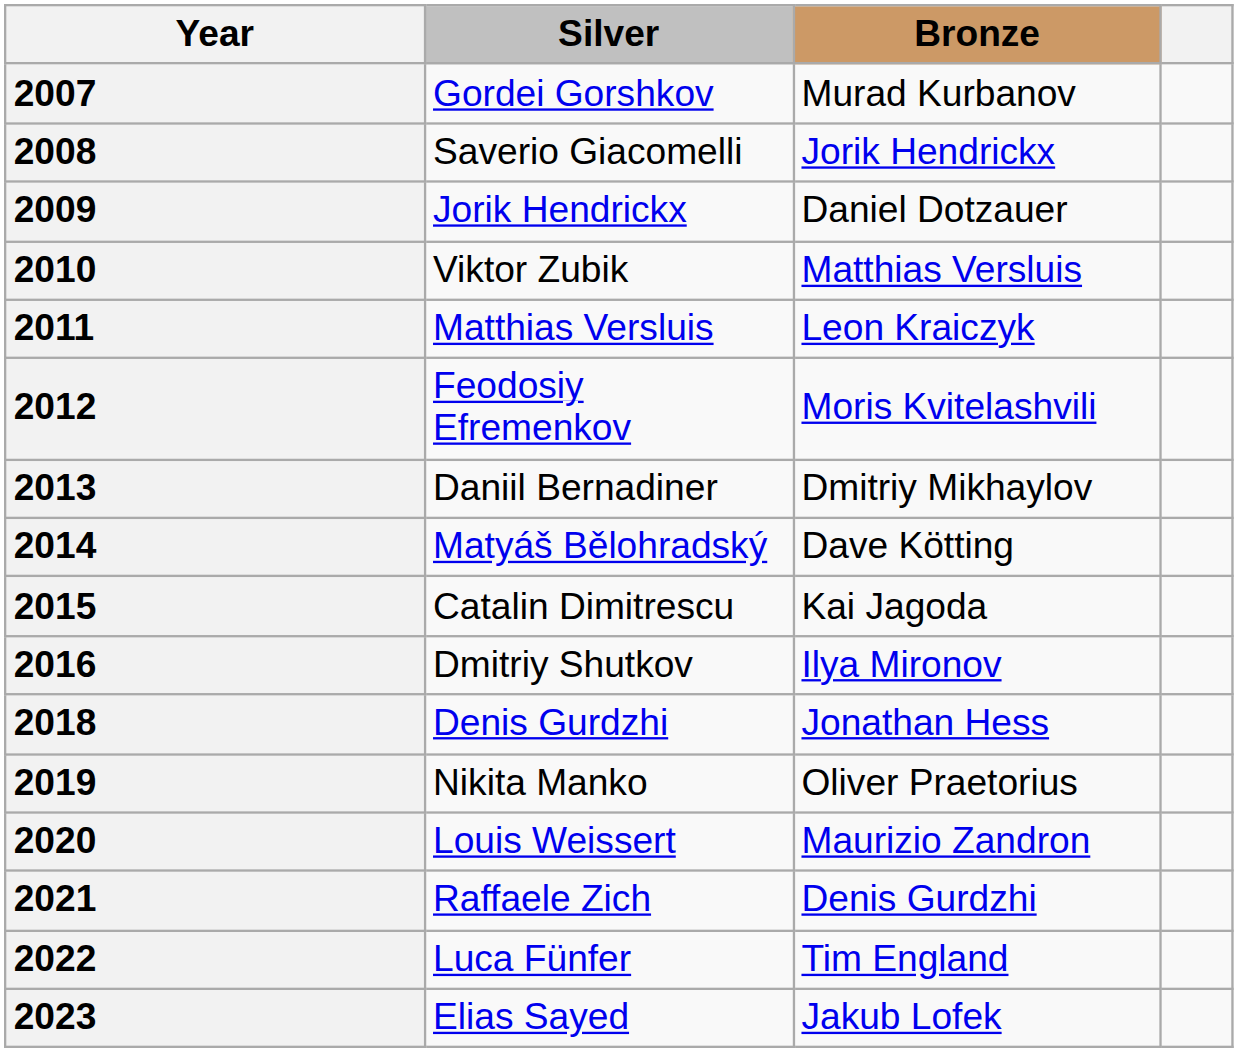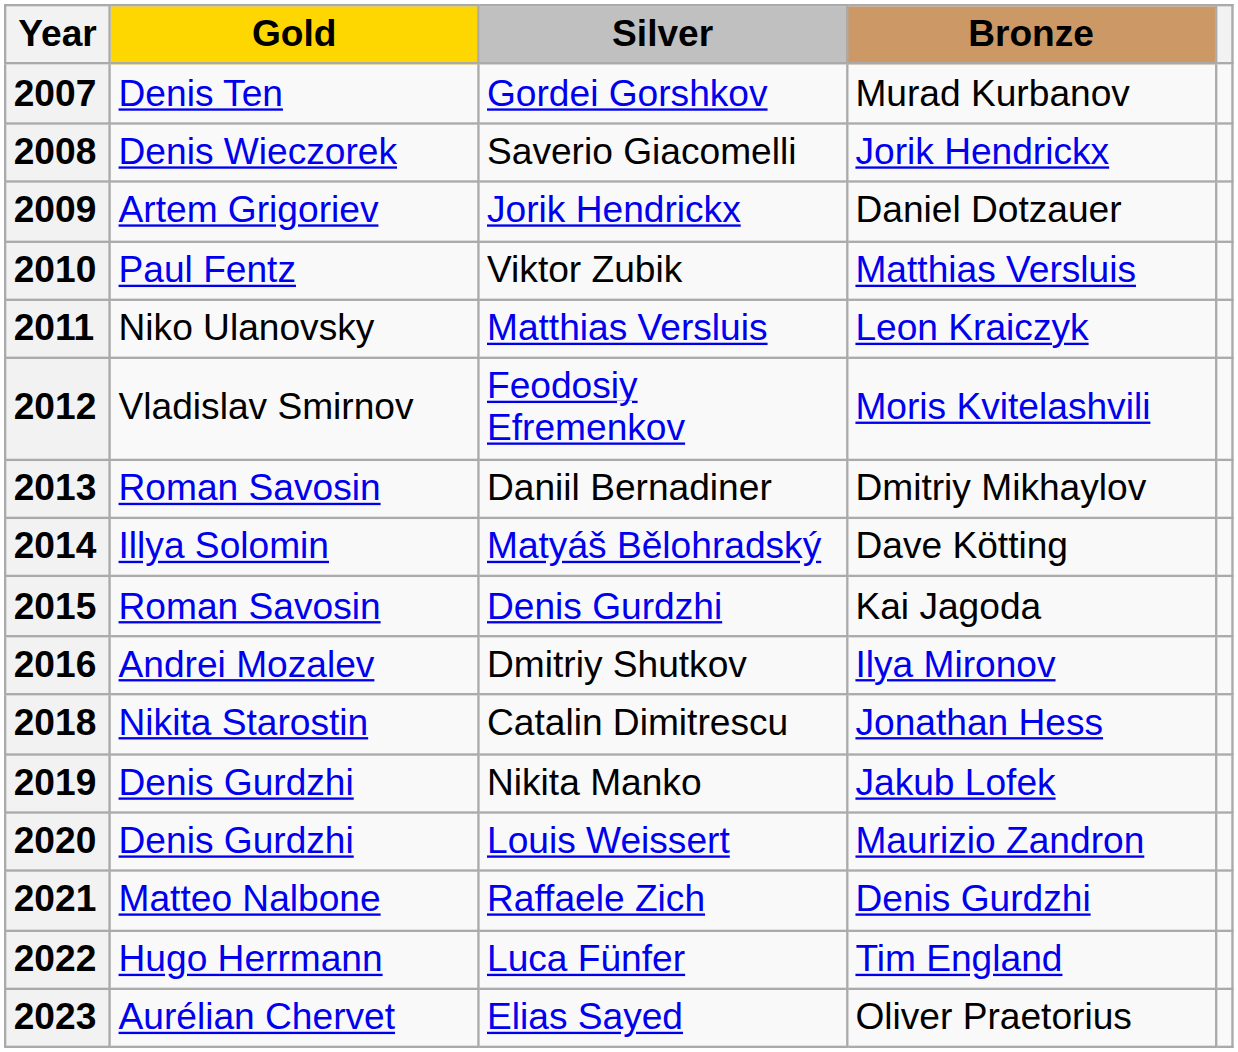+ column: (294, 33)
(584, 605) Catalin Dimitrescu -> (605, 605) Denis Gurdzhi
(551, 723) Denis Gurdzhi -> (638, 723) Catalin Dimitrescu
(940, 782) Oliver Praetorius -> (956, 782) Jakub Lofek
(902, 1017) Jakub Lofek -> (994, 1017) Oliver Praetorius
